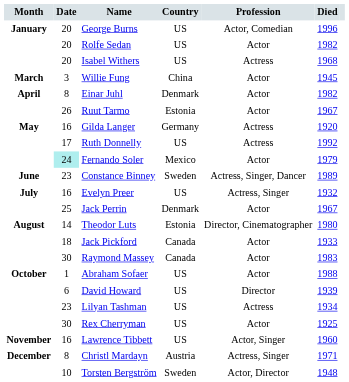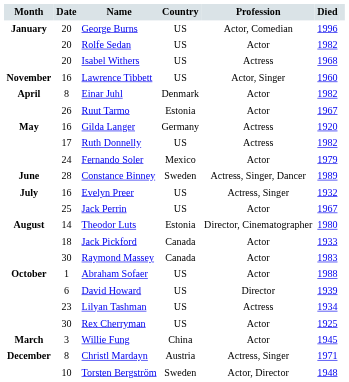rows swapped: (106, 77) <-> (117, 339)
(327, 143) 1992 -> (327, 143) 1982
(66, 159) paleturquoise background -> (66, 159) no background
(66, 176) 23 -> (66, 176) 28
(180, 208) Denmark -> (180, 208) US
